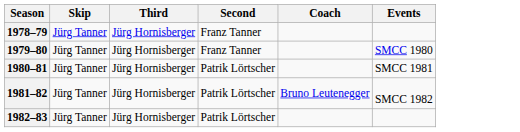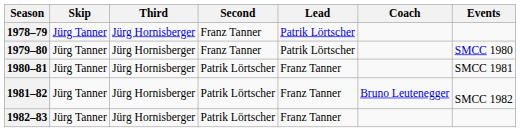+ column: (318, 13)
